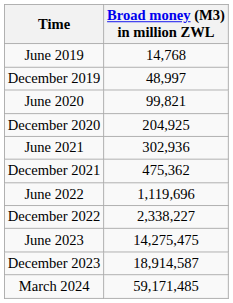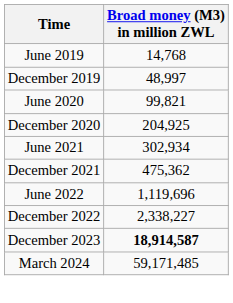(166, 147) 302,936 -> (166, 147) 302,934
- row: (54, 240)
(166, 263) normal -> (166, 240) bold
